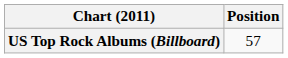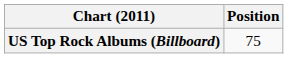(253, 40) 57 -> (253, 40) 75
